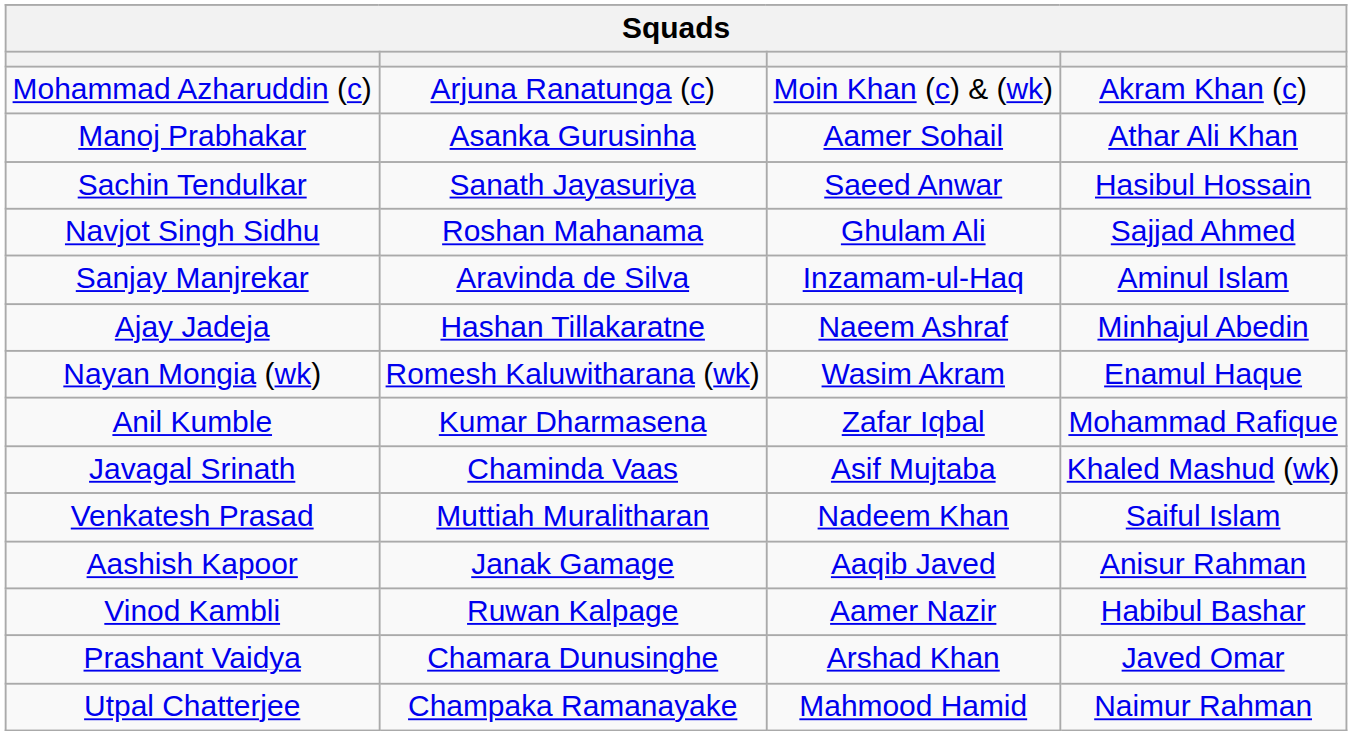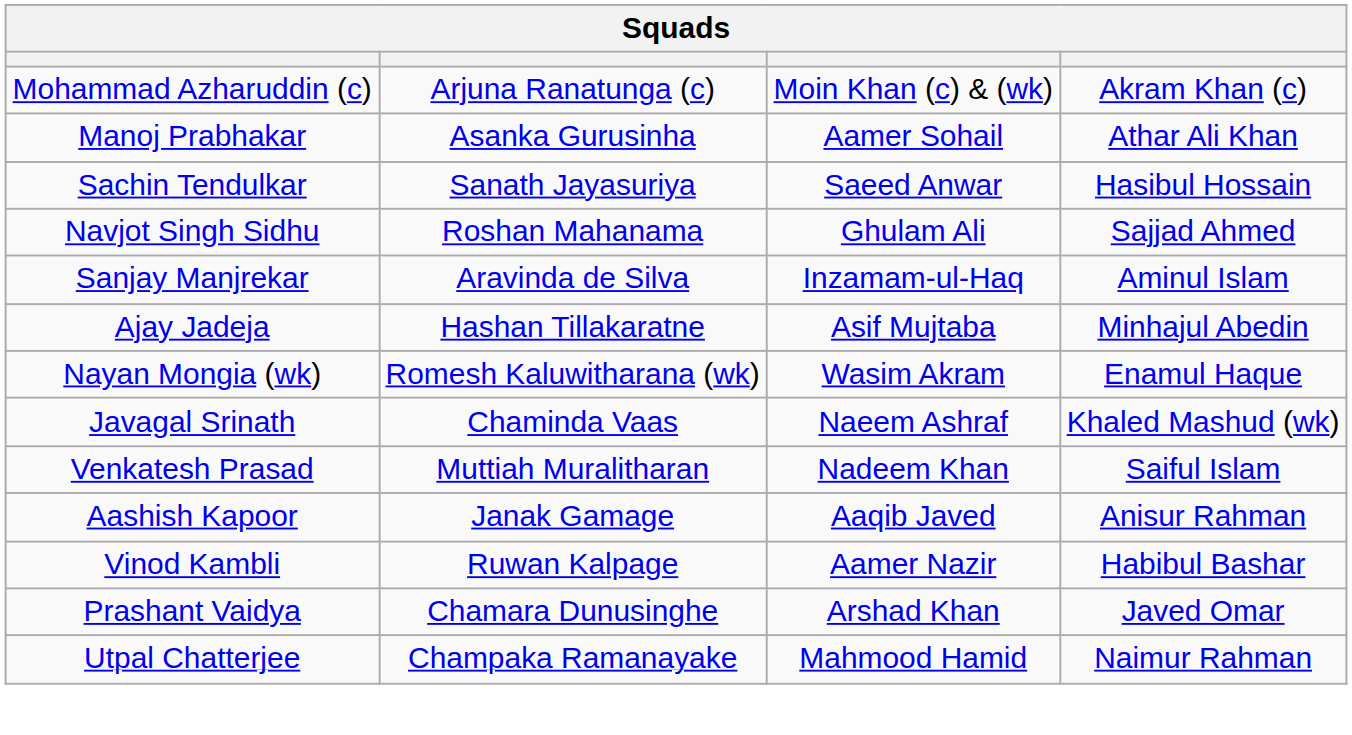(913, 326) Naeem Ashraf -> (913, 326) Asif Mujtaba
- row: (192, 421)
(913, 469) Asif Mujtaba -> (913, 421) Naeem Ashraf
